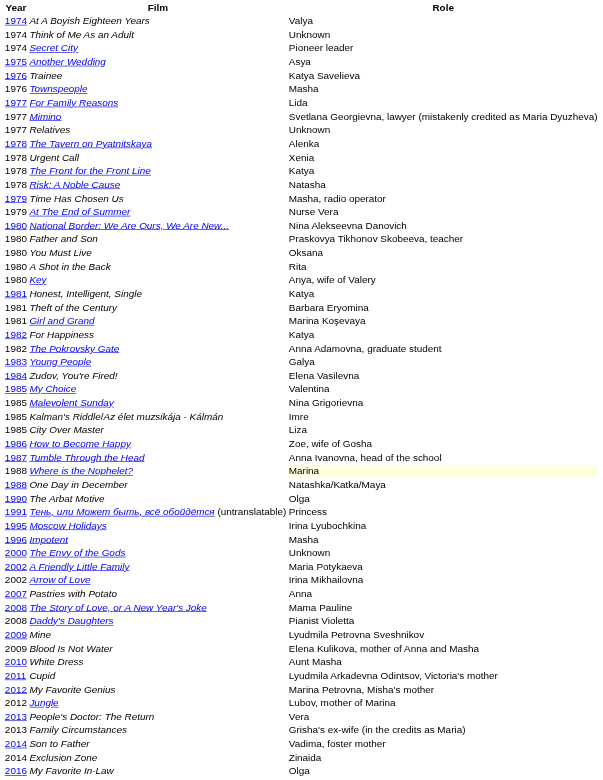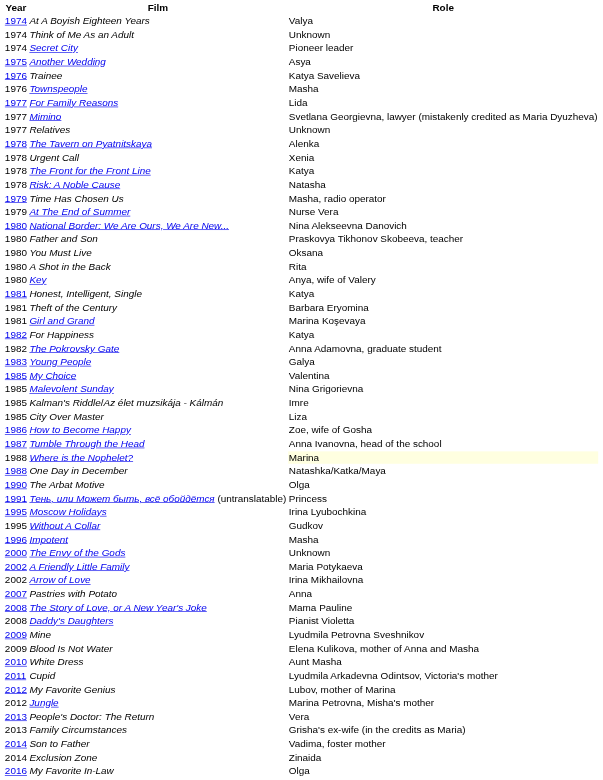- row: (73, 375)
+ row: (65, 525)
(361, 689) Marina Petrovna, Misha's mother -> (342, 689) Lubov, mother of Marina
(342, 703) Lubov, mother of Marina -> (361, 703) Marina Petrovna, Misha's mother
